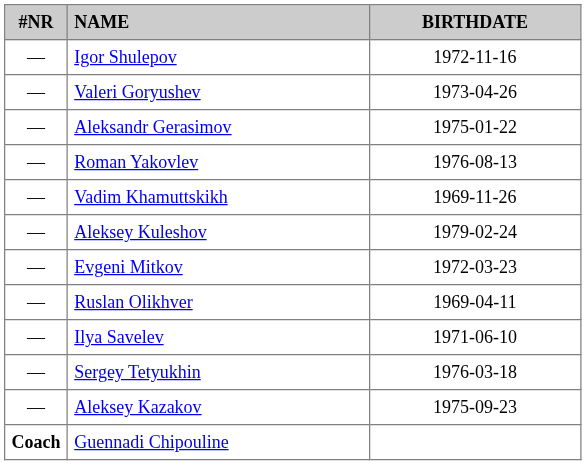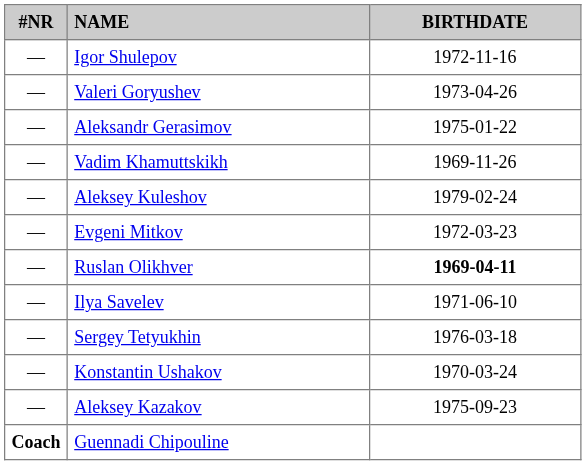- row: (136, 162)
(475, 302) normal -> (475, 266) bold
+ row: (148, 372)
